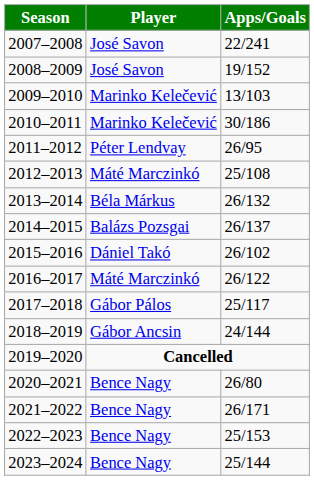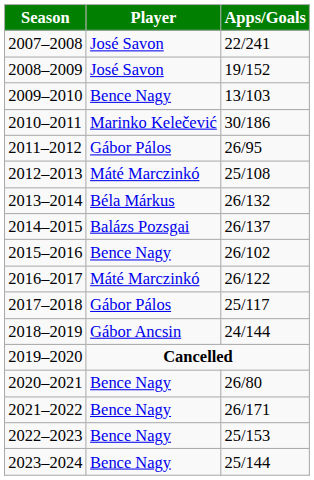(153, 95) Marinko Kelečević -> (131, 95) Bence Nagy
(138, 148) Péter Lendvay -> (131, 148) Gábor Pálos
(130, 252) Dániel Takó -> (131, 252) Bence Nagy
